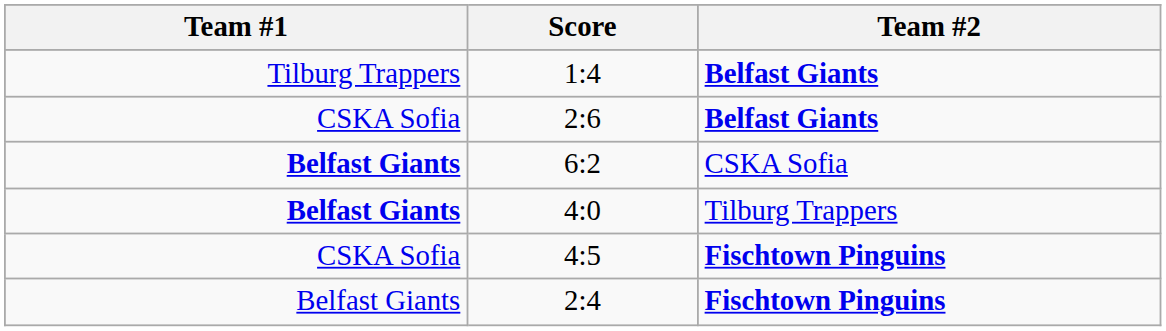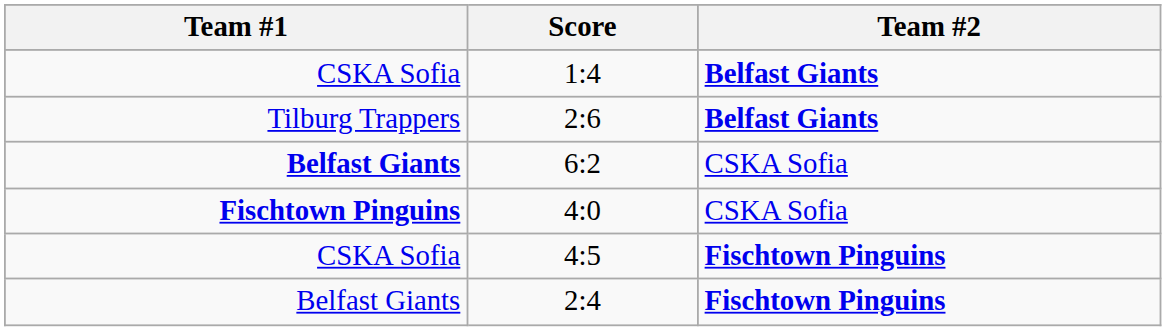(364, 73) Tilburg Trappers -> (389, 73) CSKA Sofia
(389, 118) CSKA Sofia -> (364, 118) Tilburg Trappers
(374, 210) Belfast Giants -> (340, 210) Fischtown Pinguins
(801, 210) Tilburg Trappers -> (776, 210) CSKA Sofia
